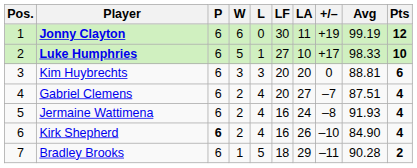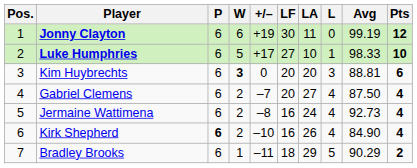columns swapped: (261, 14) <-> (329, 14)
(240, 73) normal -> (240, 73) bold
(365, 93) 87.51 -> (365, 93) 87.50
(365, 113) 91.93 -> (365, 113) 92.73
(365, 152) 90.28 -> (365, 152) 90.29
